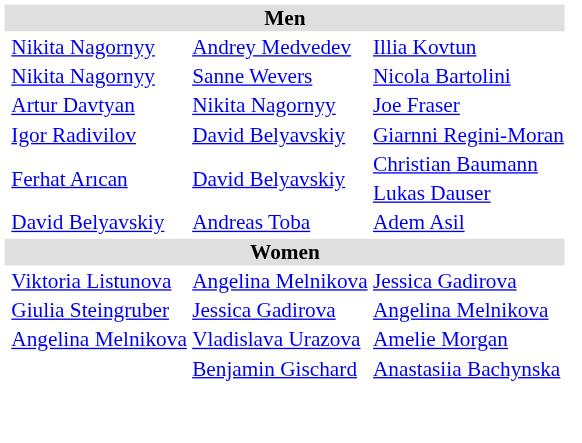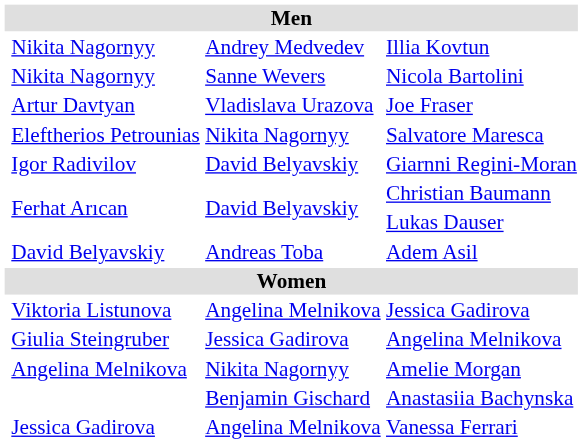(264, 105) Nikita Nagornyy -> (289, 105) Vladislava Urazova
+ row: (465, 134)
(276, 339) Vladislava Urazova -> (277, 368) Nikita Nagornyy
+ row: (452, 427)
